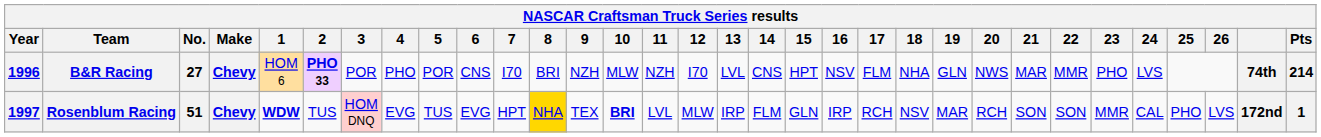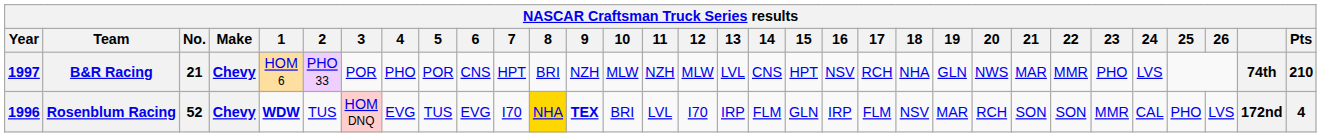(24, 72) 1996 -> (24, 72) 1997
(194, 72) 27 -> (194, 72) 21
(322, 72) bold -> (322, 71) normal
(512, 72) I70 -> (512, 72) HPT
(698, 72) I70 -> (698, 72) MLW
(877, 72) FLM -> (877, 72) RCH
(1301, 72) 214 -> (1301, 72) 210
(24, 112) 1997 -> (24, 112) 1996
(194, 112) 51 -> (194, 112) 52
(512, 112) HPT -> (512, 112) I70
(585, 112) normal -> (585, 112) bold
(622, 112) bold -> (622, 112) normal
(698, 112) MLW -> (698, 112) I70
(877, 112) RCH -> (877, 112) FLM
(1301, 112) 1 -> (1301, 112) 4
